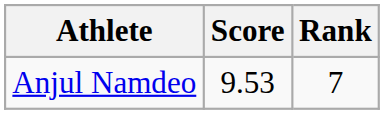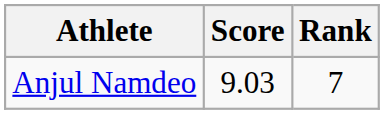(248, 81) 9.53 -> (248, 81) 9.03
